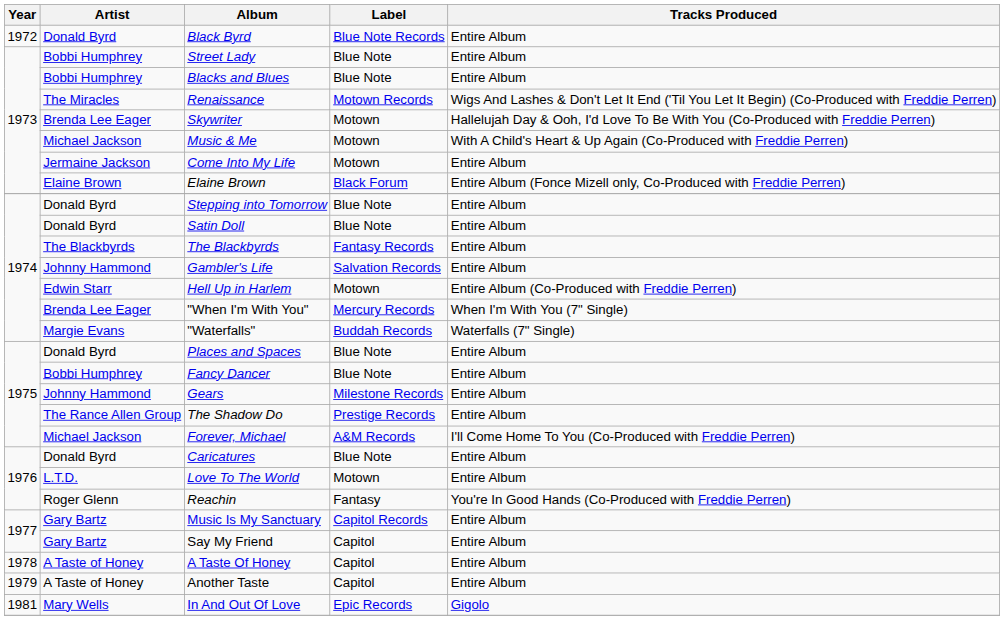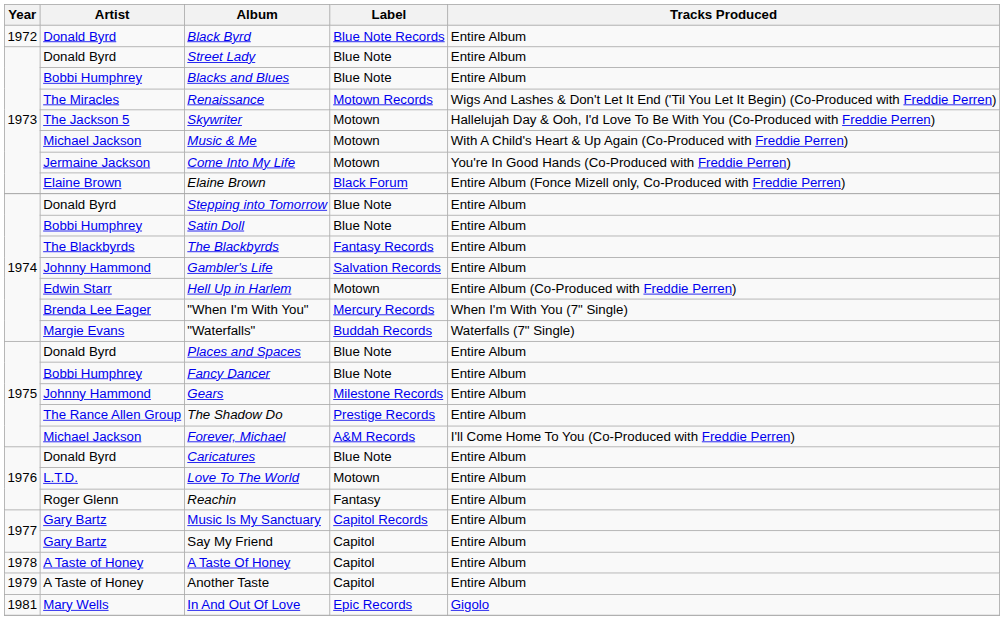(93, 57) Bobbi Humphrey -> (80, 57) Donald Byrd
(97, 120) Brenda Lee Eager -> (86, 120) The Jackson 5
(488, 162) Entire Album -> (621, 162) You're In Good Hands (Co-Produced with Freddie Perren)
(80, 225) Donald Byrd -> (93, 225) Bobbi Humphrey
(621, 499) You're In Good Hands (Co-Produced with Freddie Perren) -> (488, 499) Entire Album
